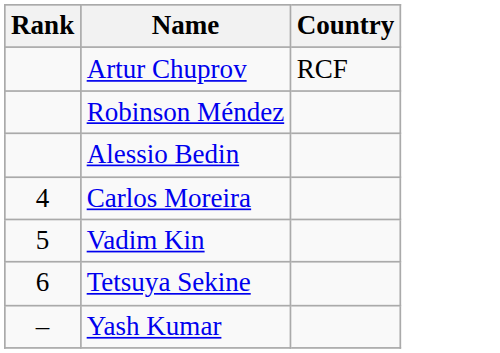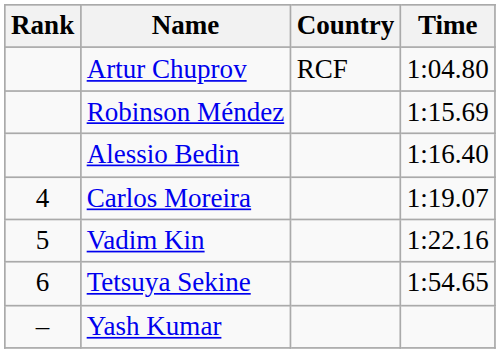+ column: (448, 25)
